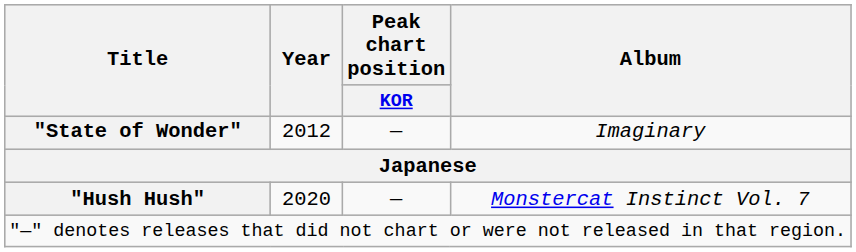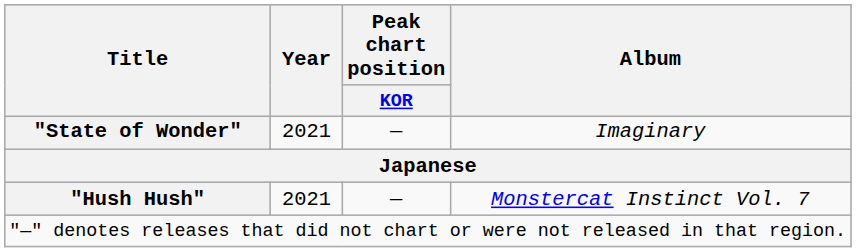(307, 133) 2012 -> (307, 133) 2021
(307, 199) 2020 -> (307, 199) 2021
